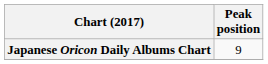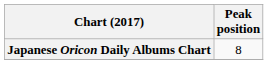(238, 49) 9 -> (238, 49) 8
